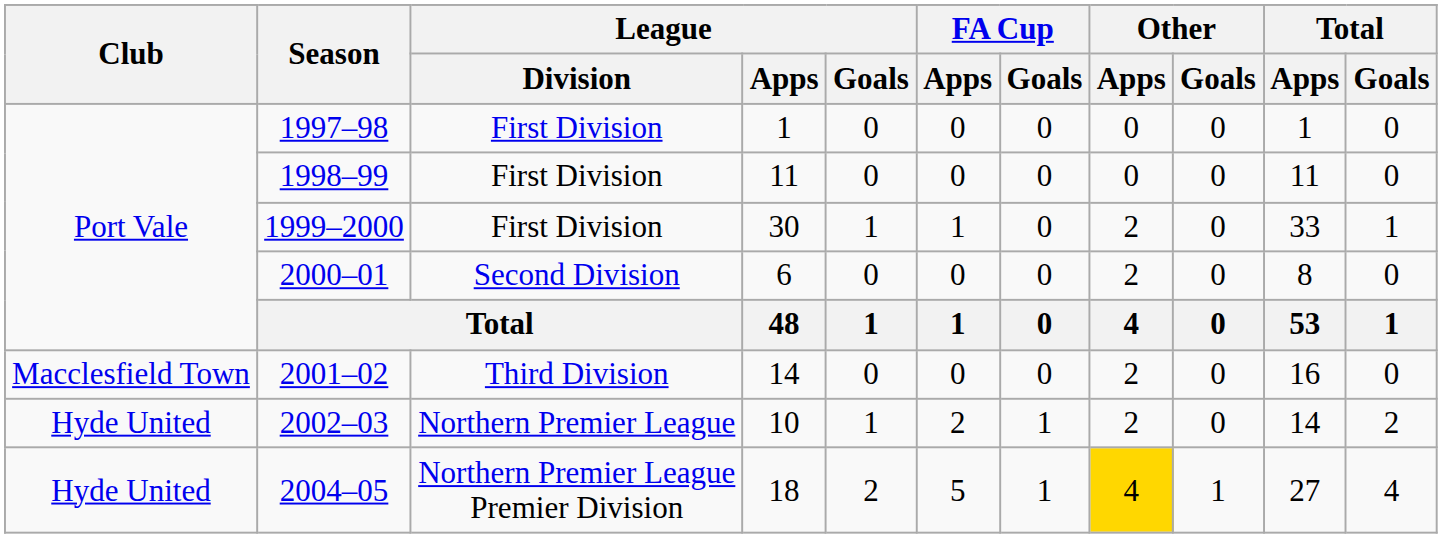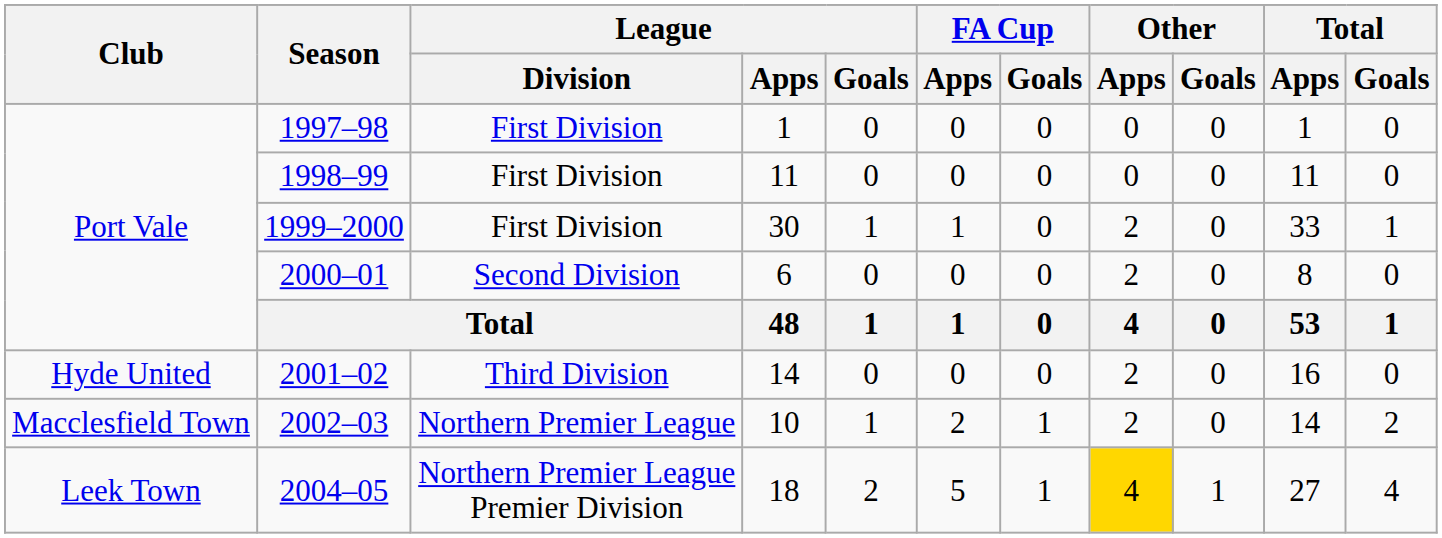(131, 373) Macclesfield Town -> (131, 373) Hyde United
(131, 422) Hyde United -> (131, 422) Macclesfield Town
(131, 489) Hyde United -> (131, 489) Leek Town
